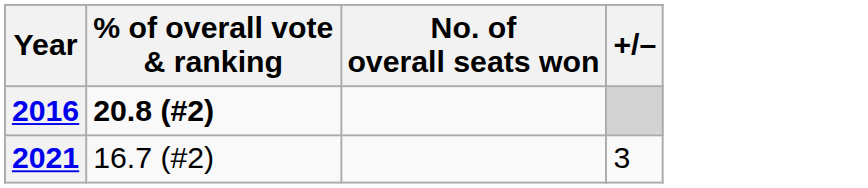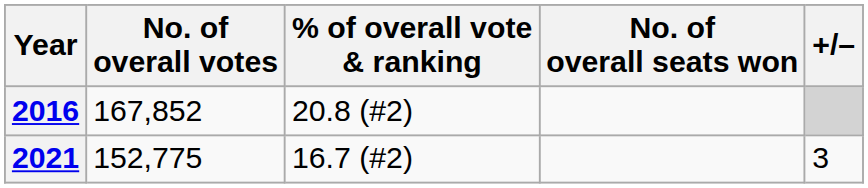+ column: (186, 45)
(154, 110) bold -> (352, 110) normal
